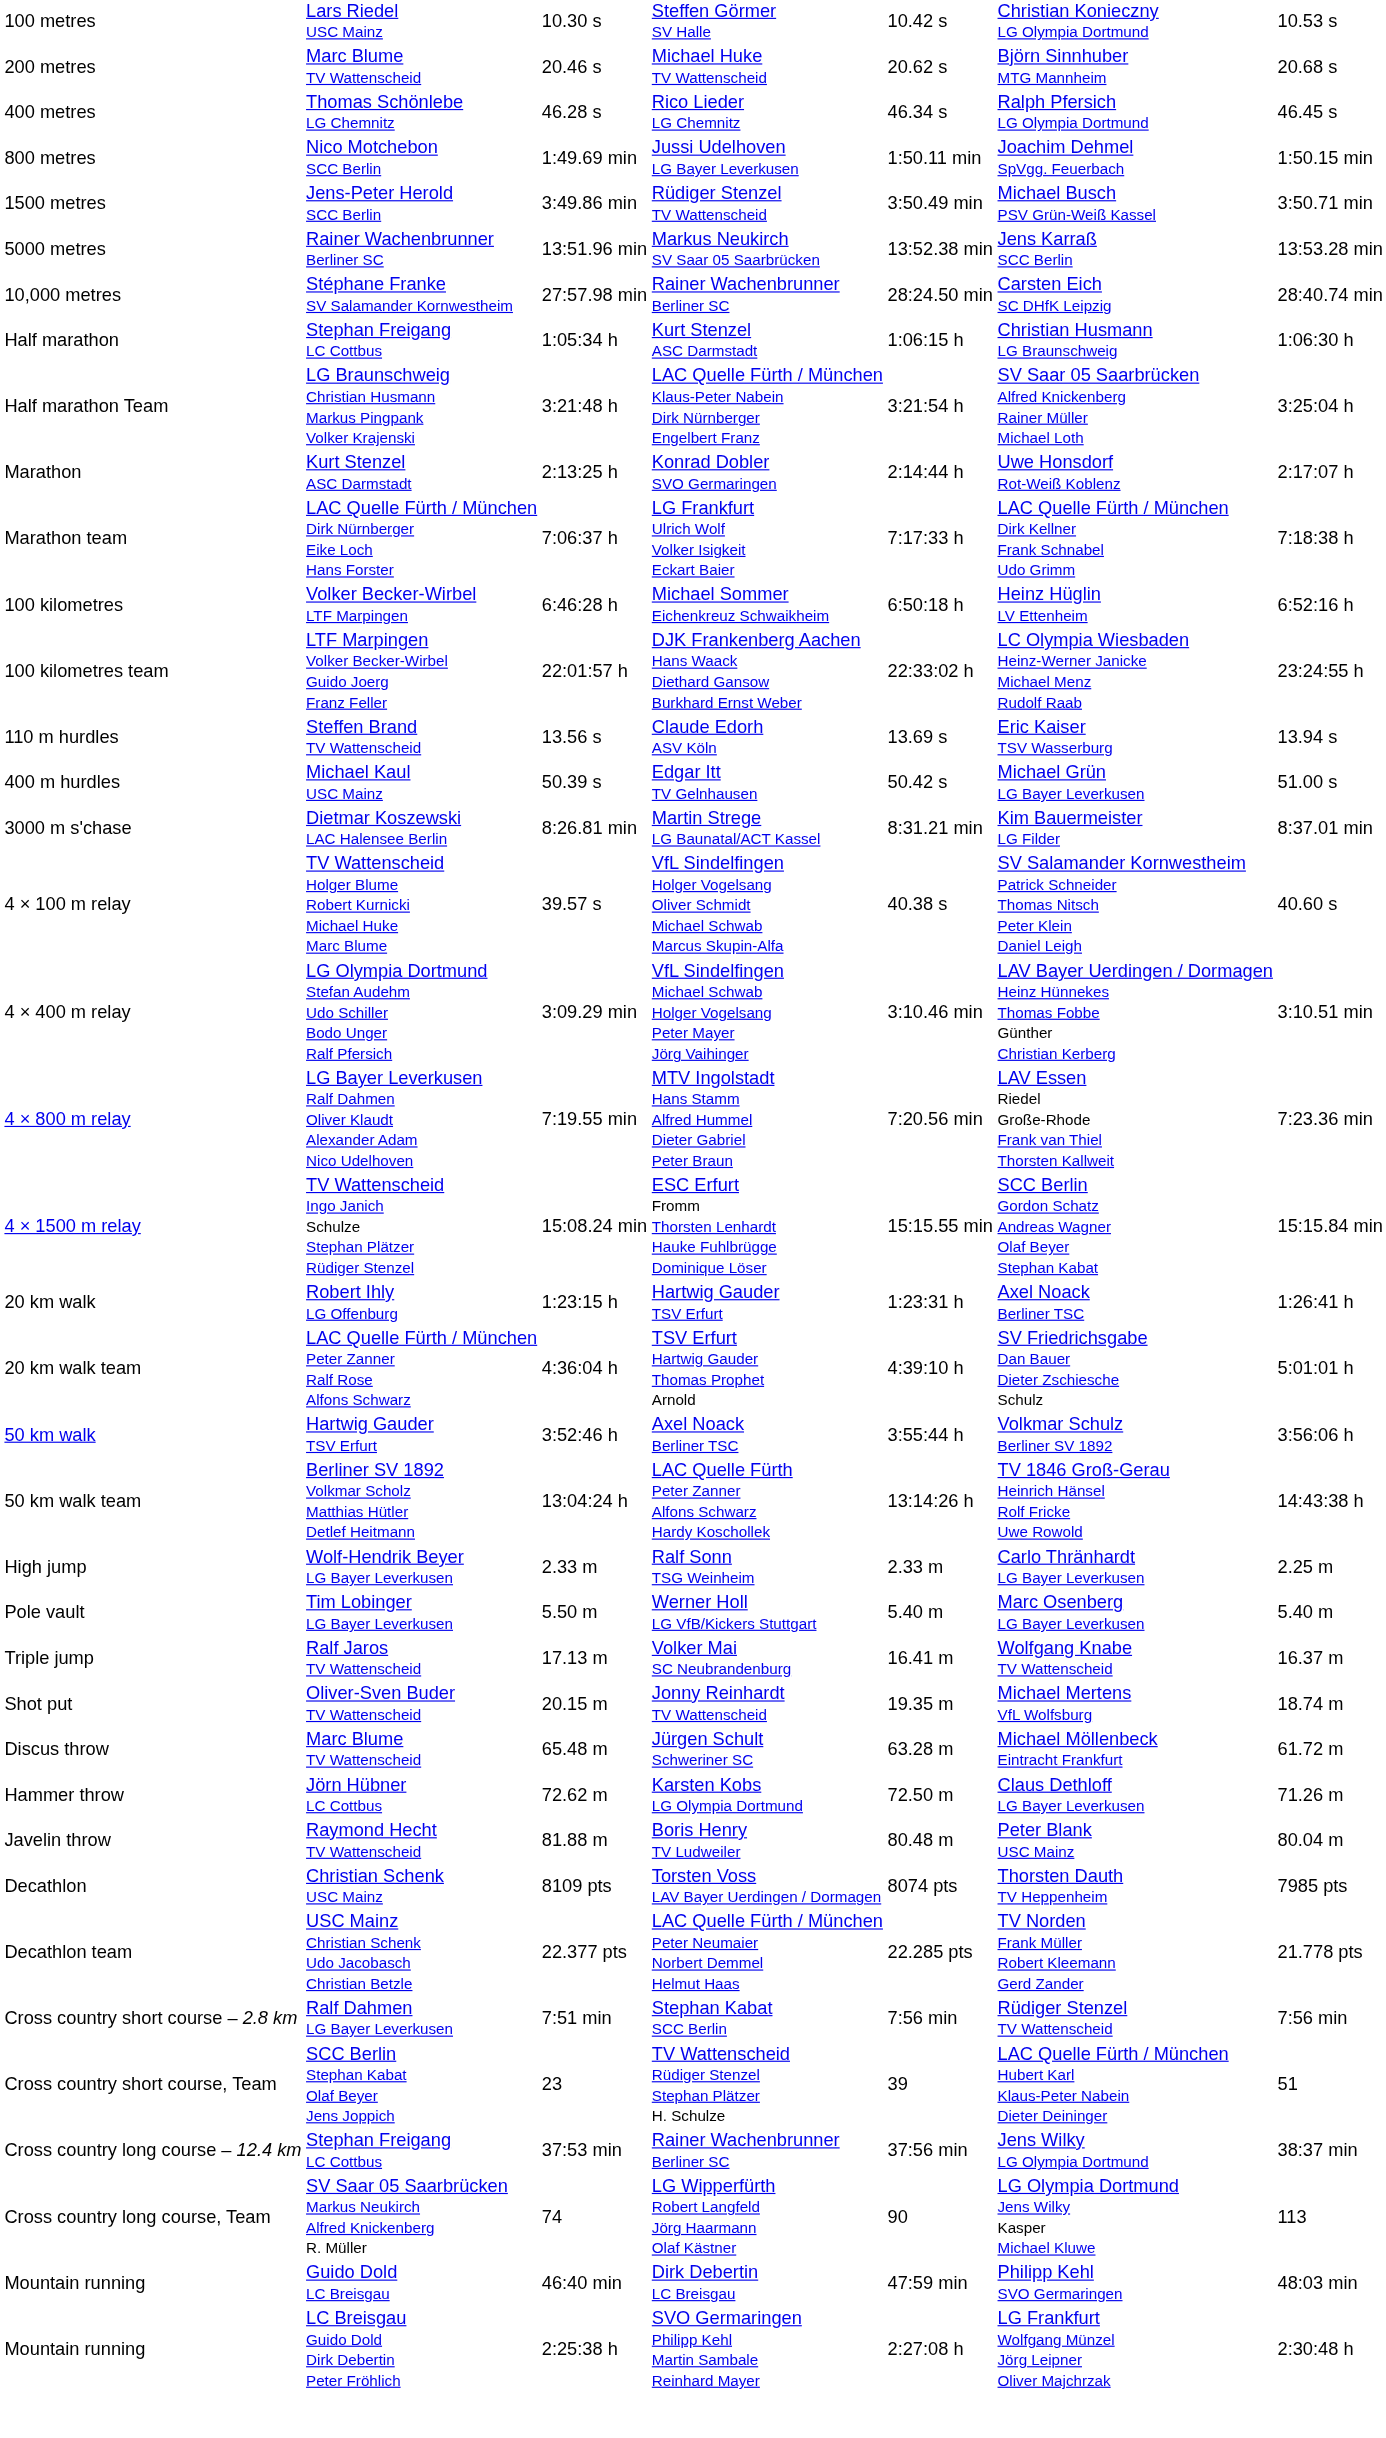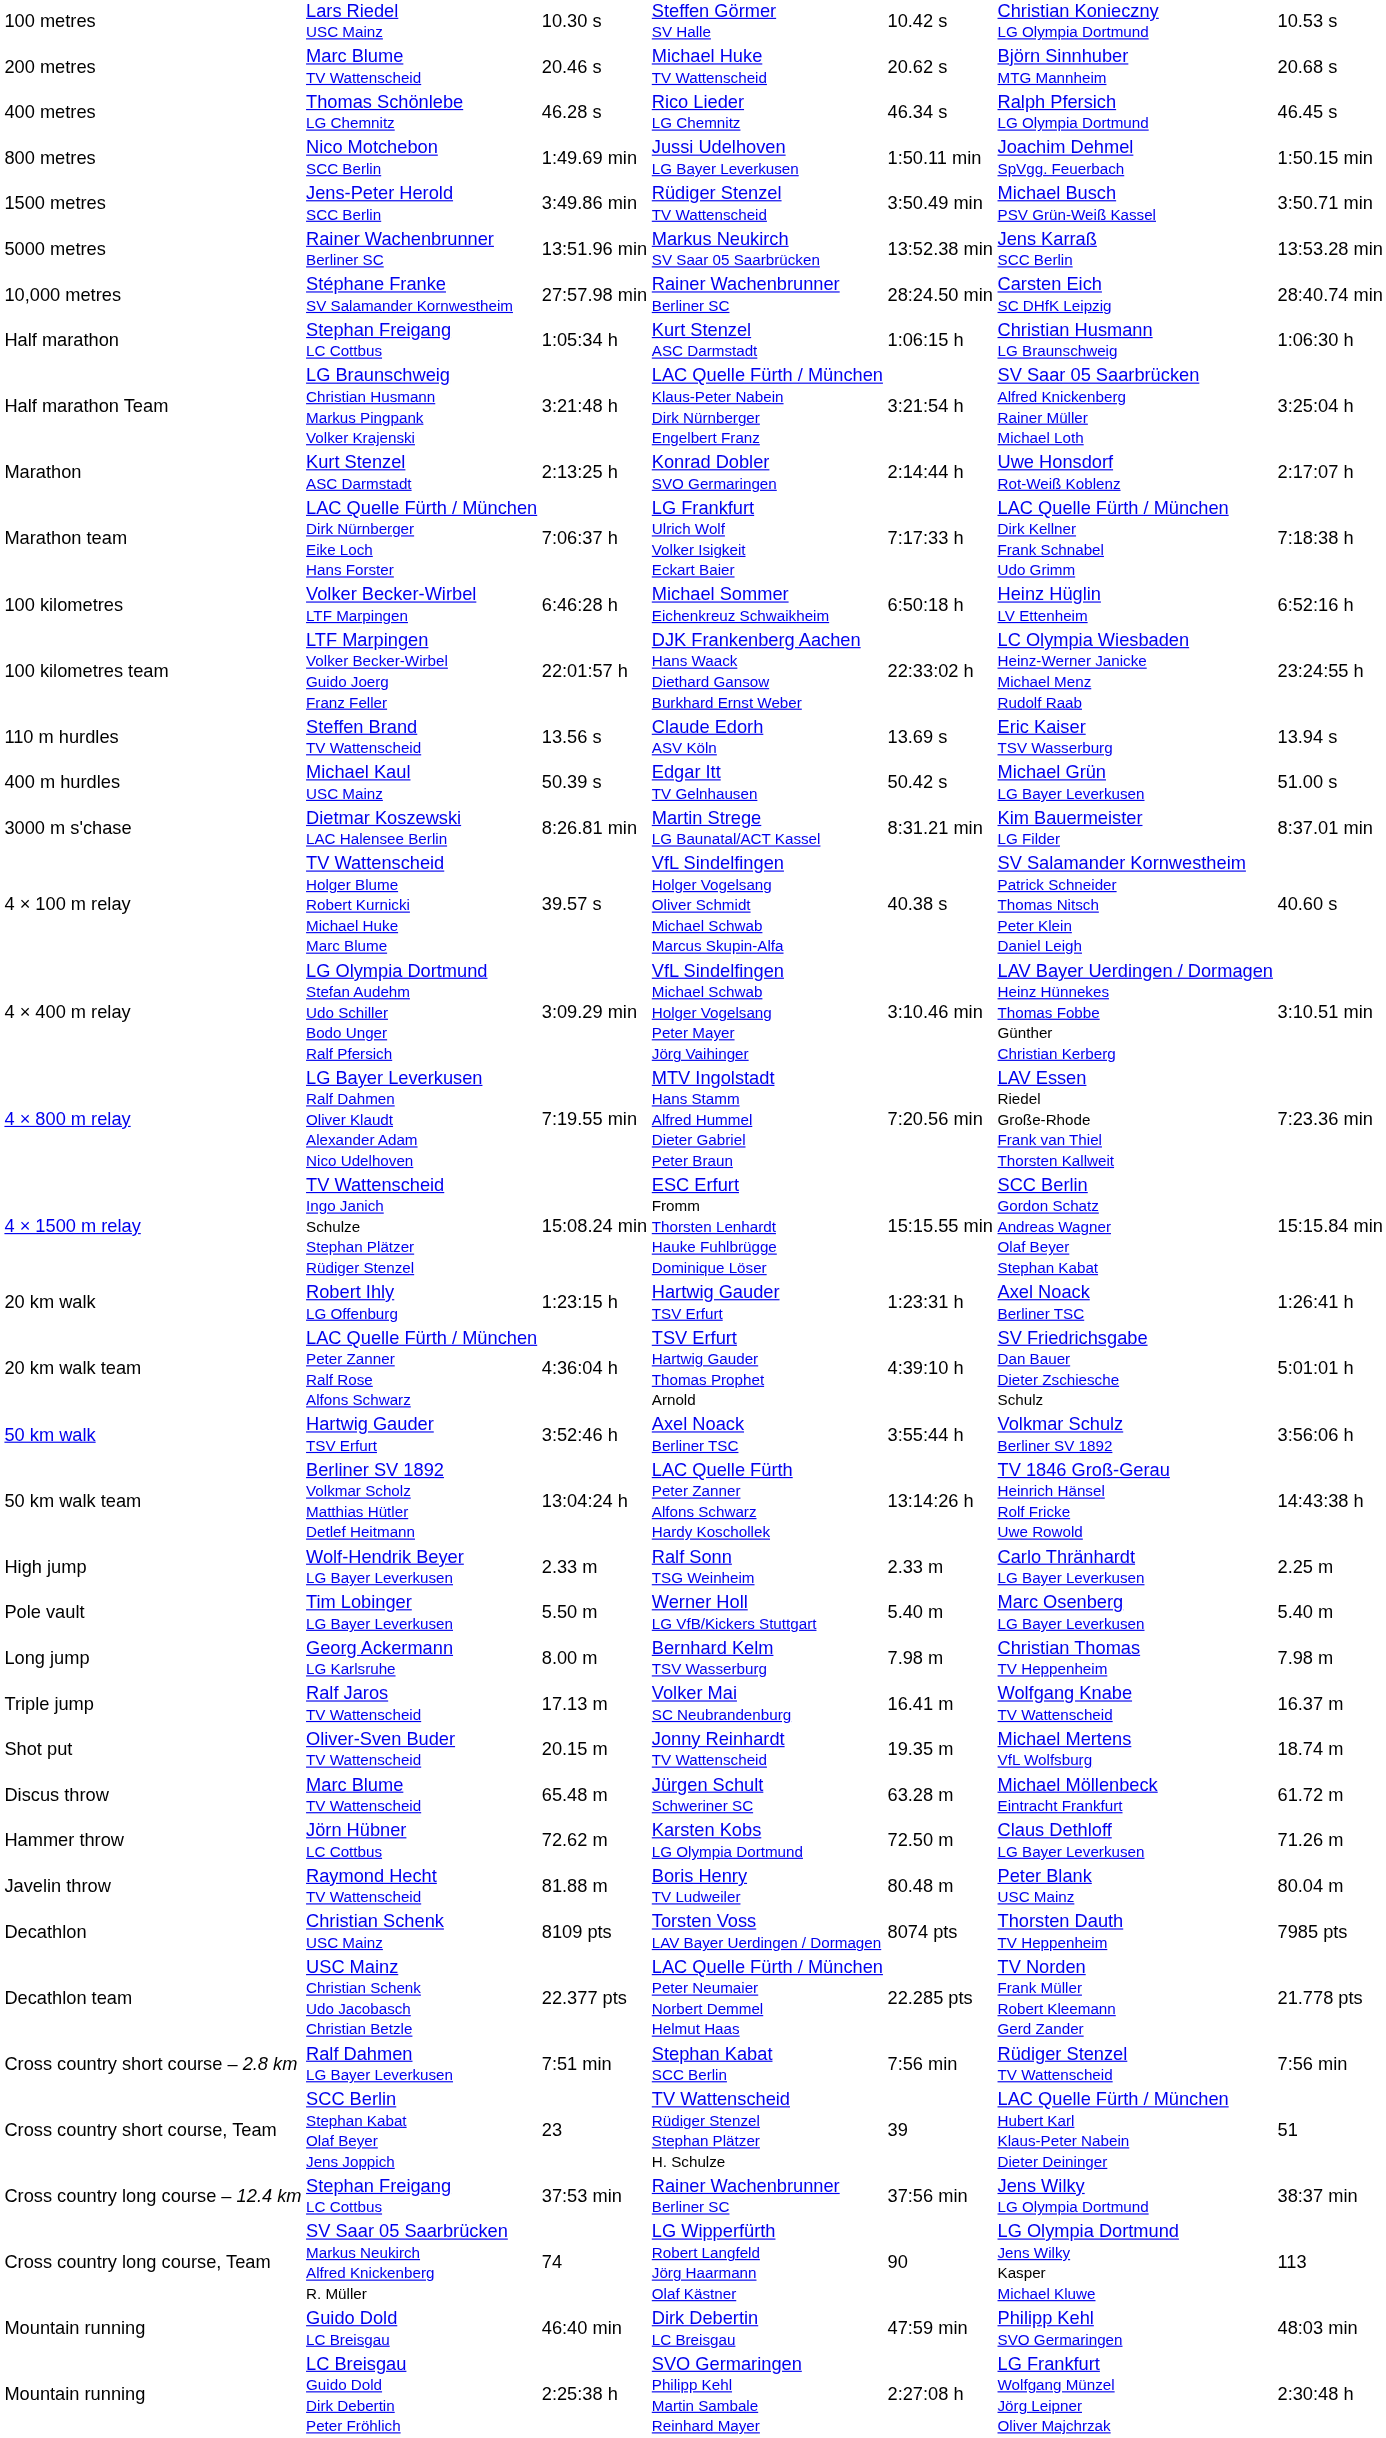+ row: (47, 1658)
